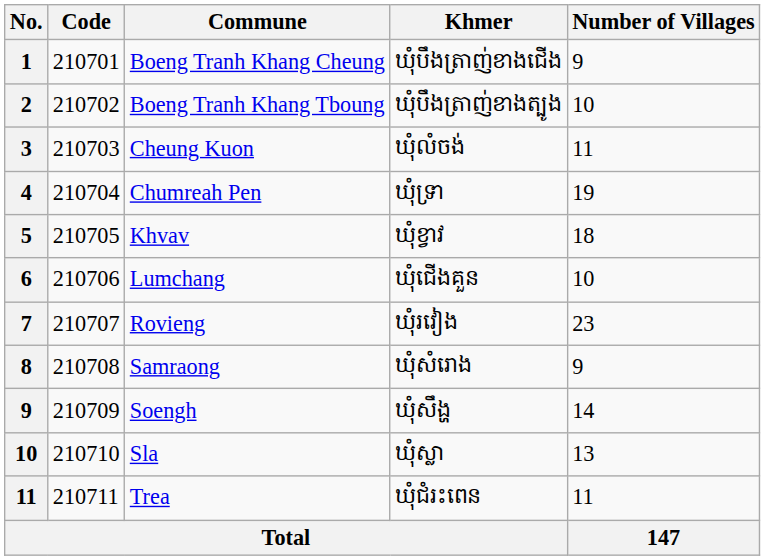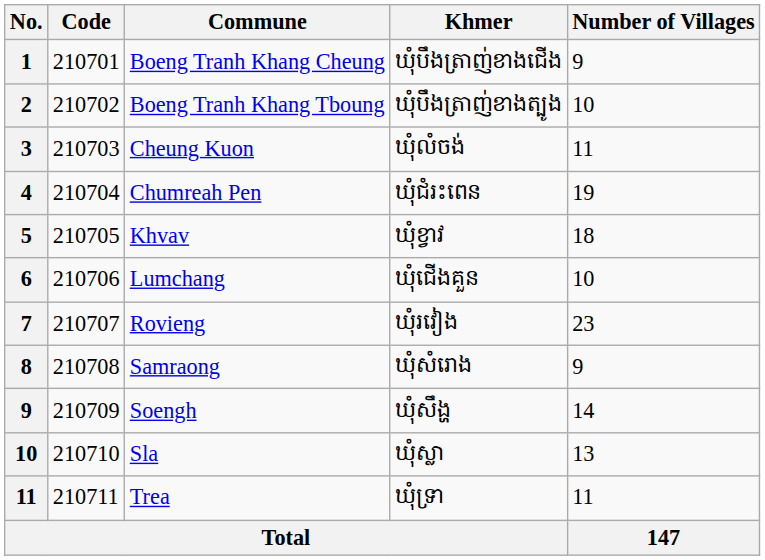(420, 191) ឃុំទ្រា -> (438, 191) ឃុំជំរះពេន
(438, 496) ឃុំជំរះពេន -> (420, 496) ឃុំទ្រា
